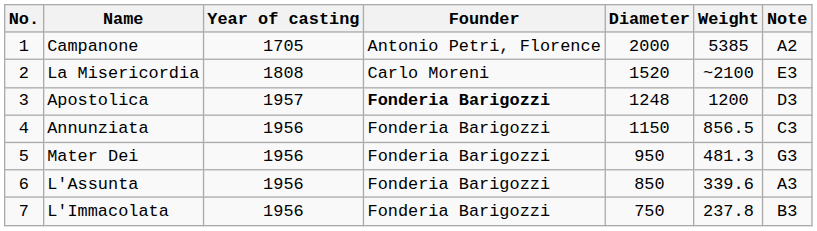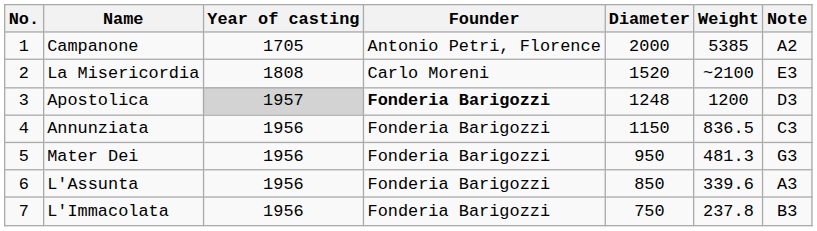(283, 101) no background -> (283, 101) lightgrey background
(728, 129) 856.5 -> (728, 129) 836.5
